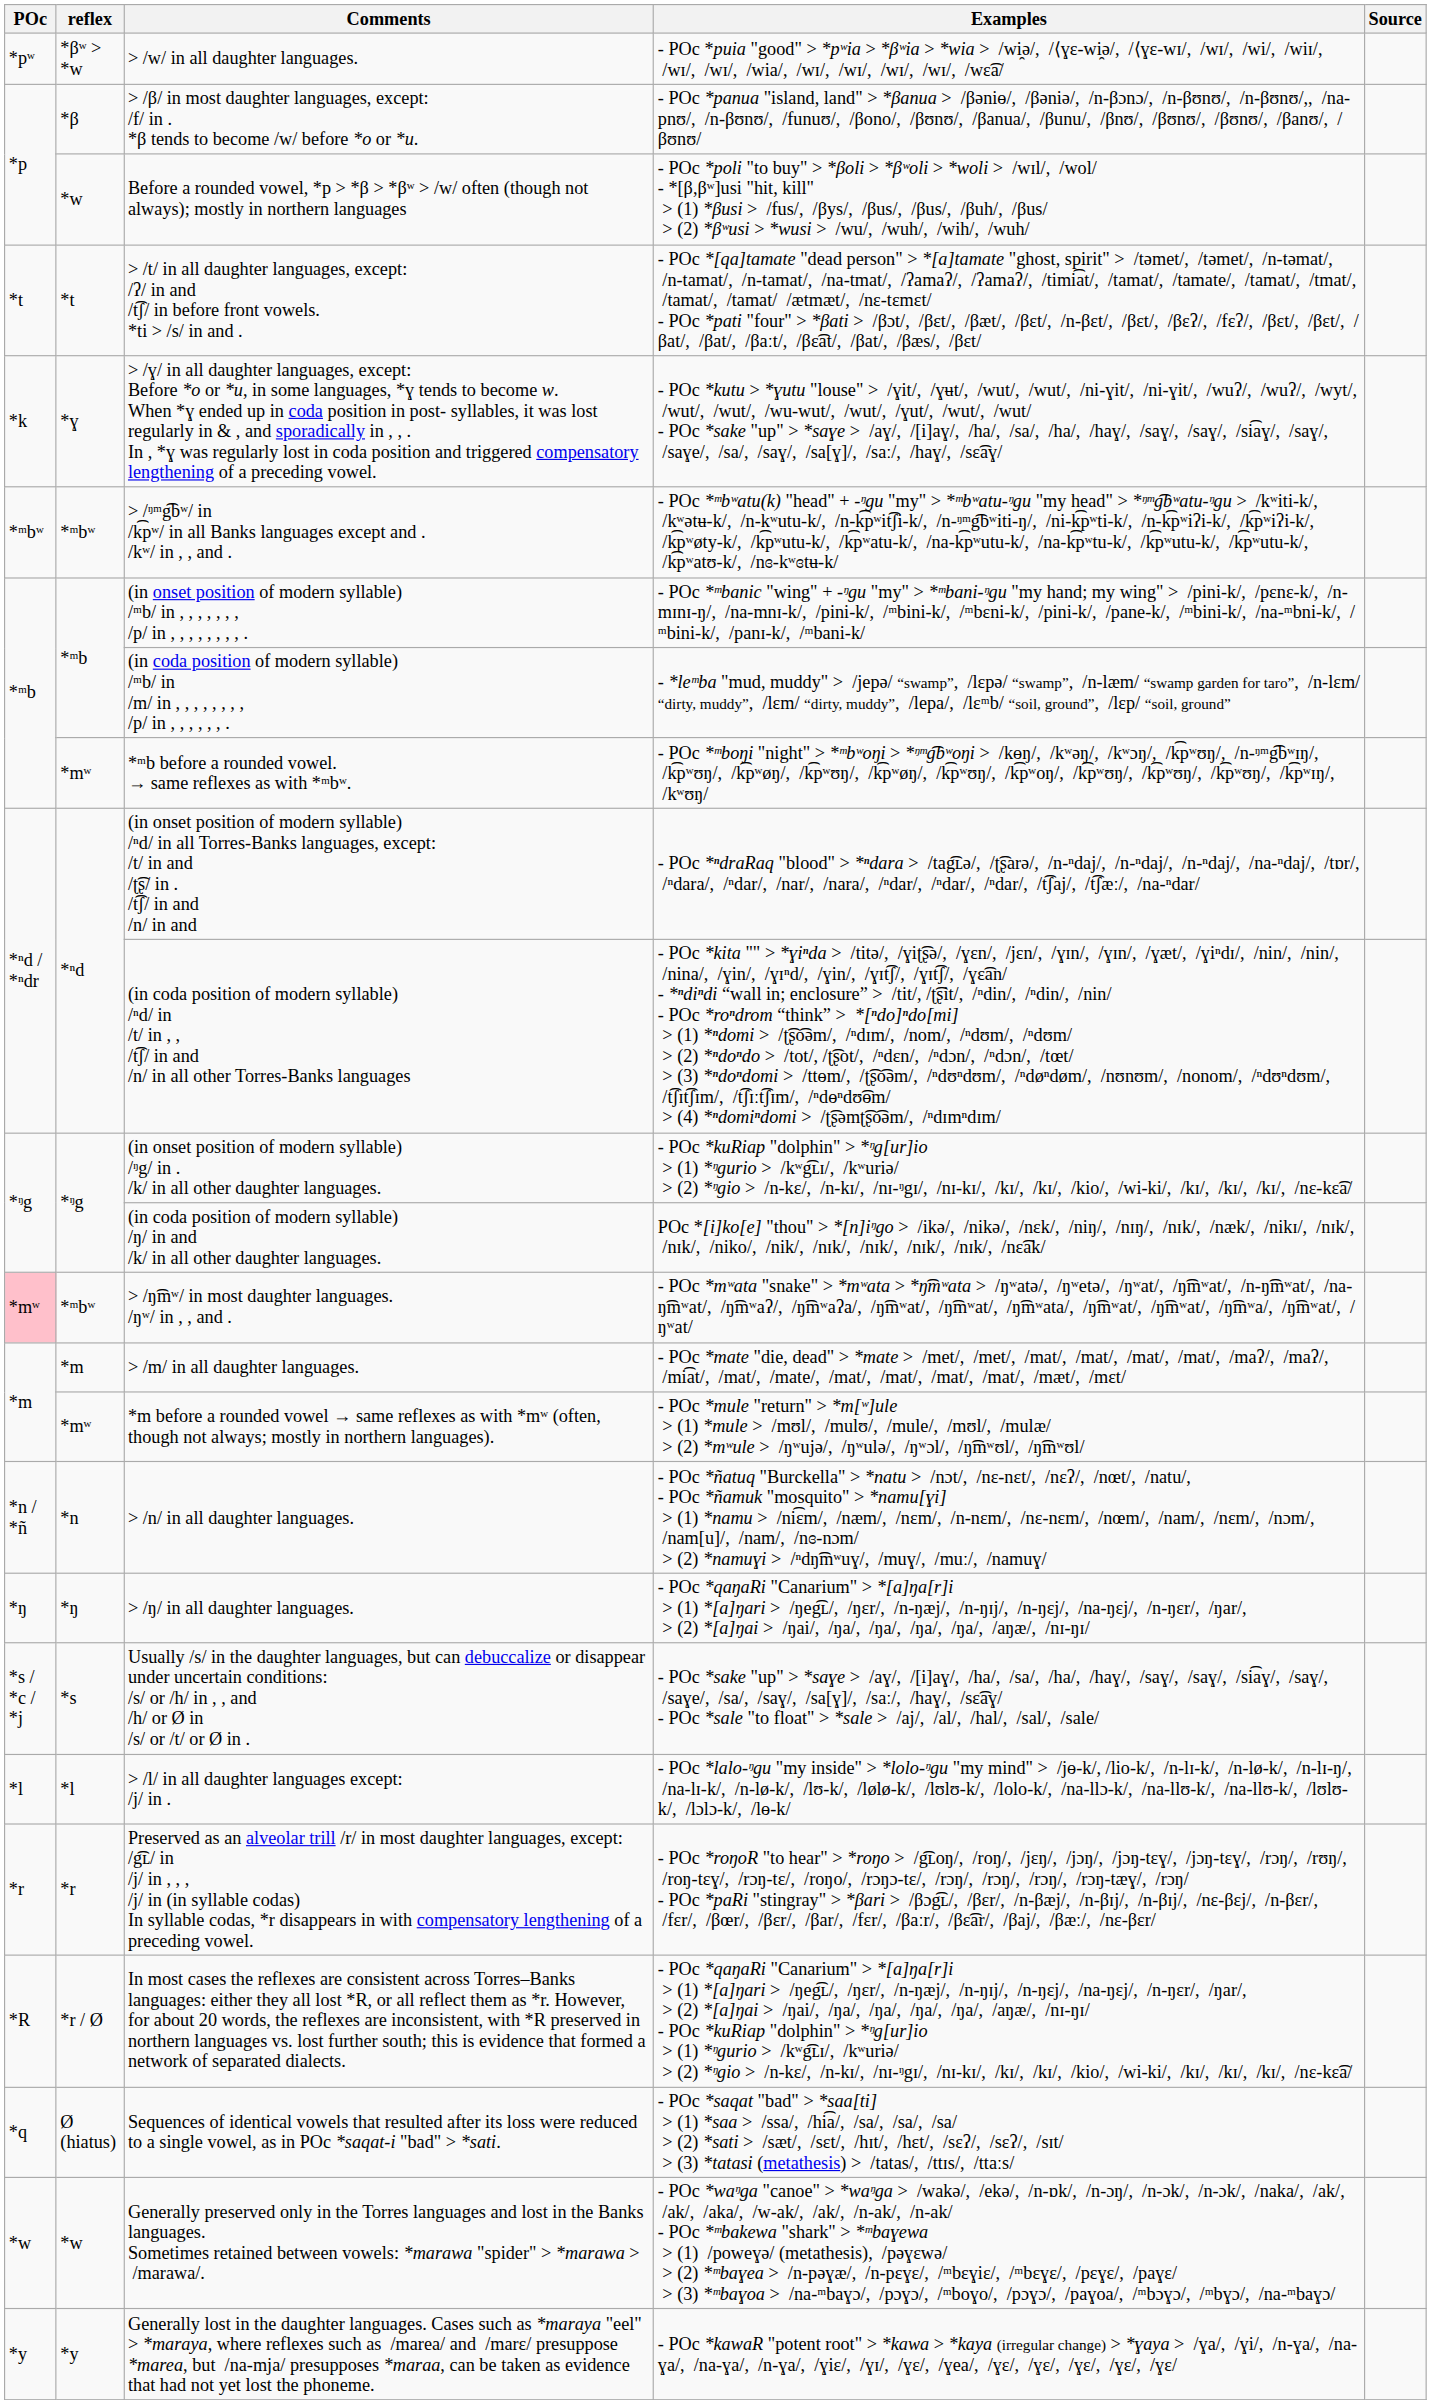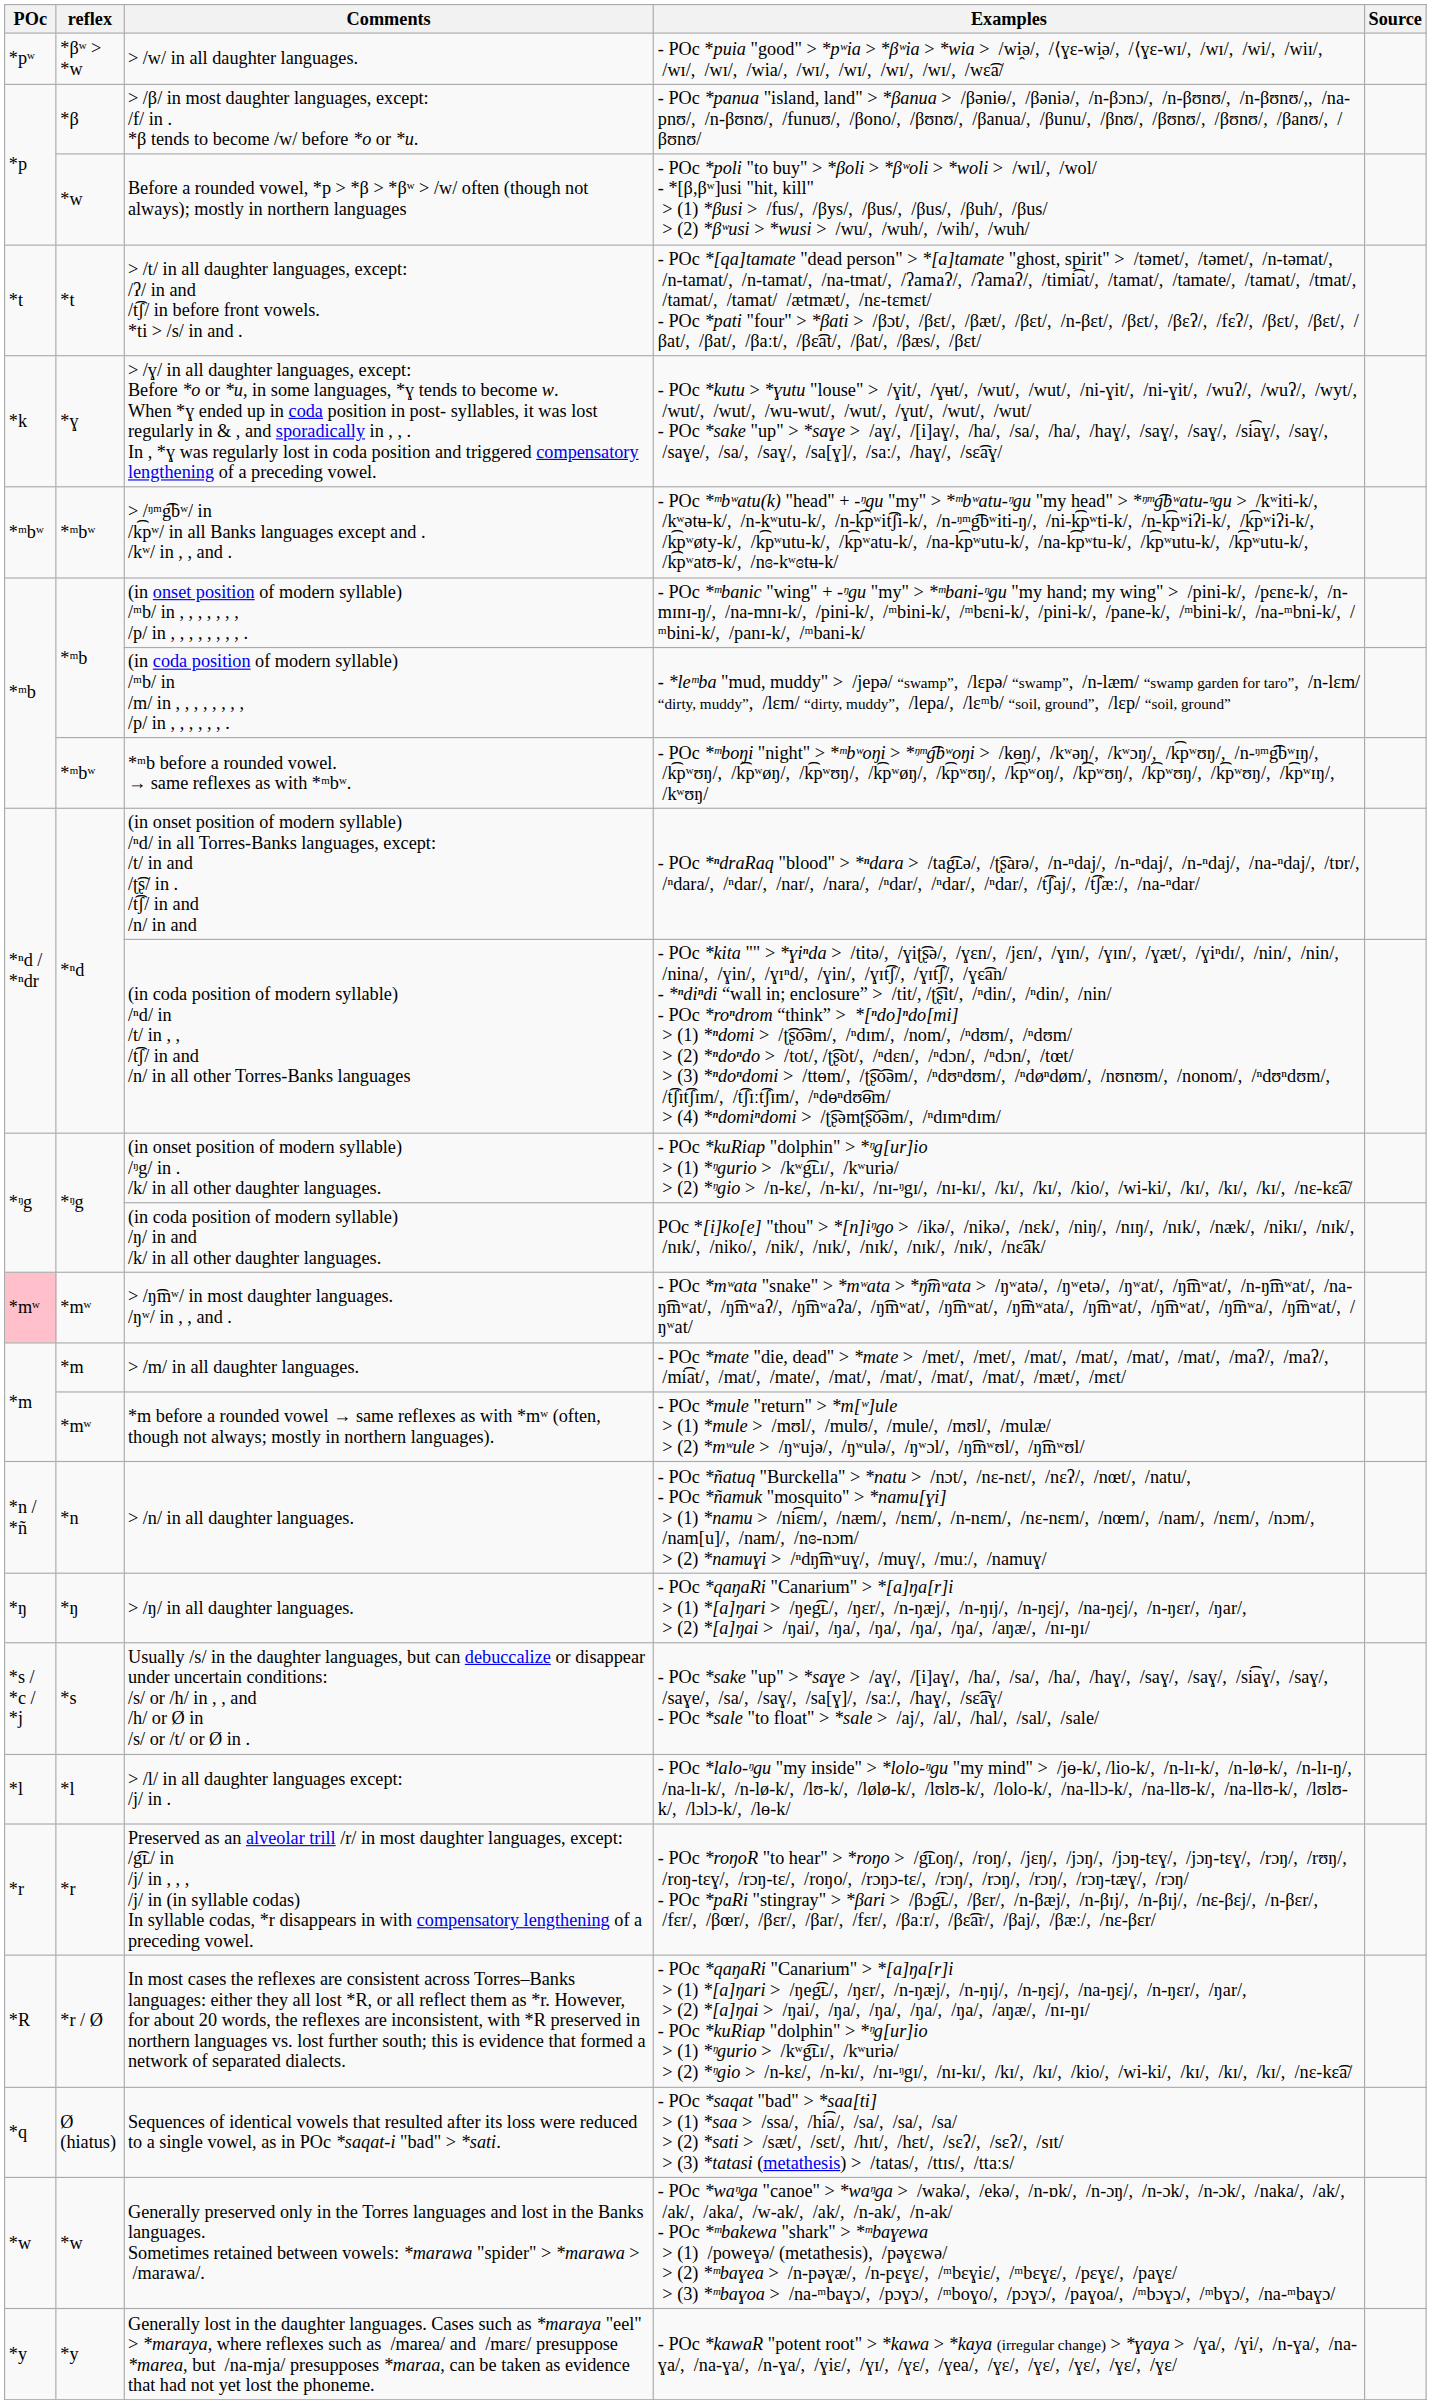(76, 772) *mʷ -> (78, 772) *ᵐbʷ
(78, 1307) *ᵐbʷ -> (76, 1307) *mʷ
